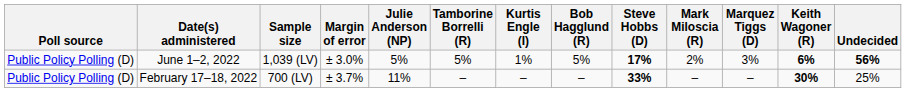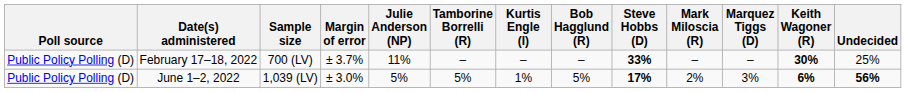rows swapped: (198, 60) <-> (198, 79)
